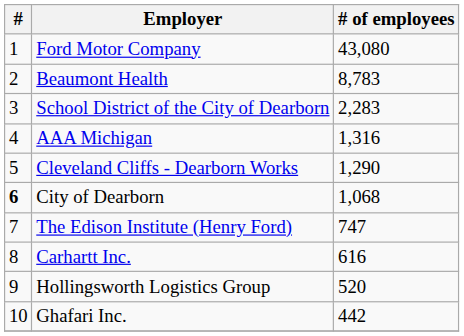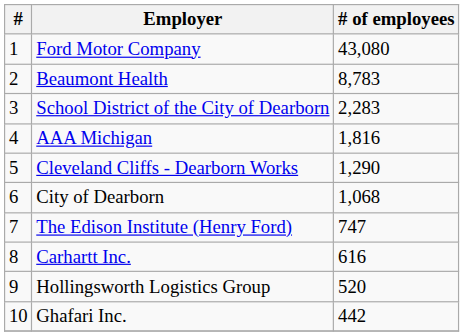(359, 138) 1,316 -> (359, 138) 1,816
(14, 197) bold -> (14, 197) normal
